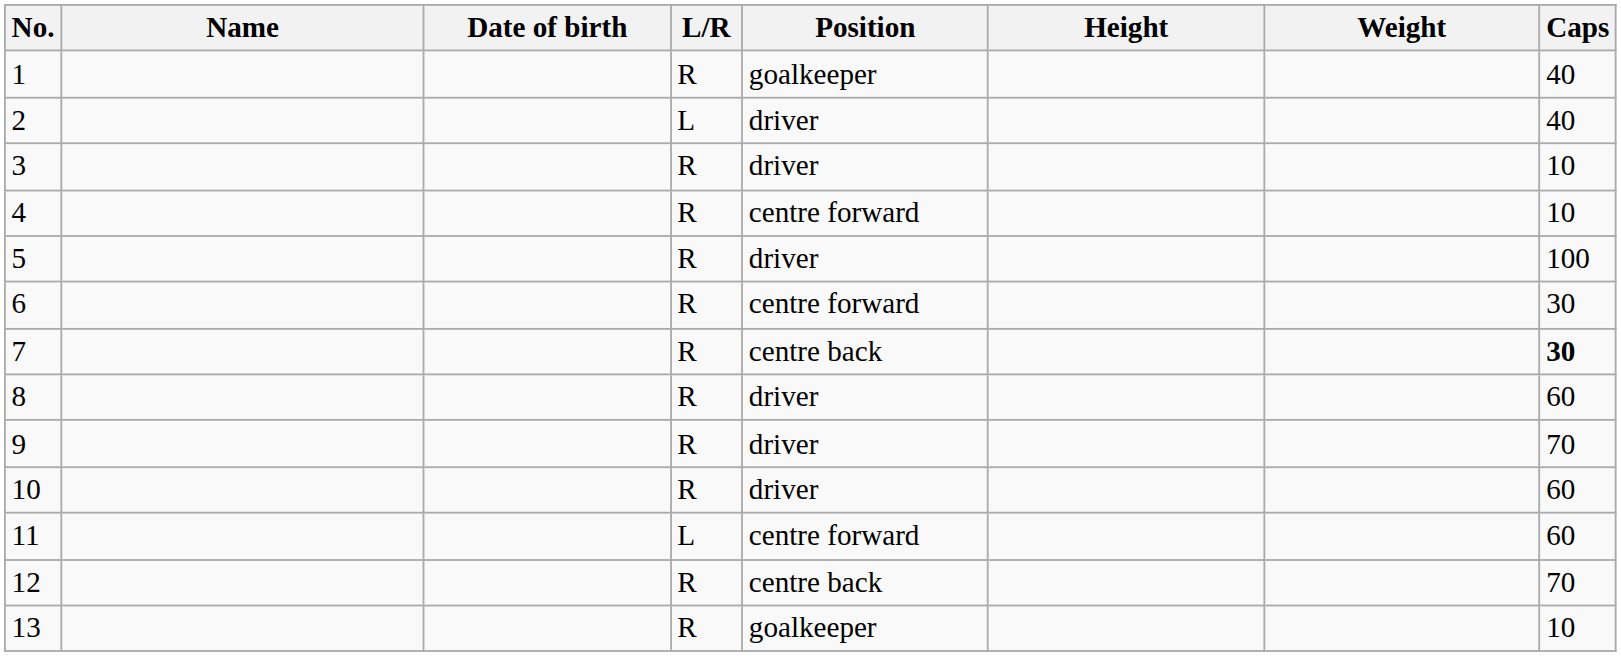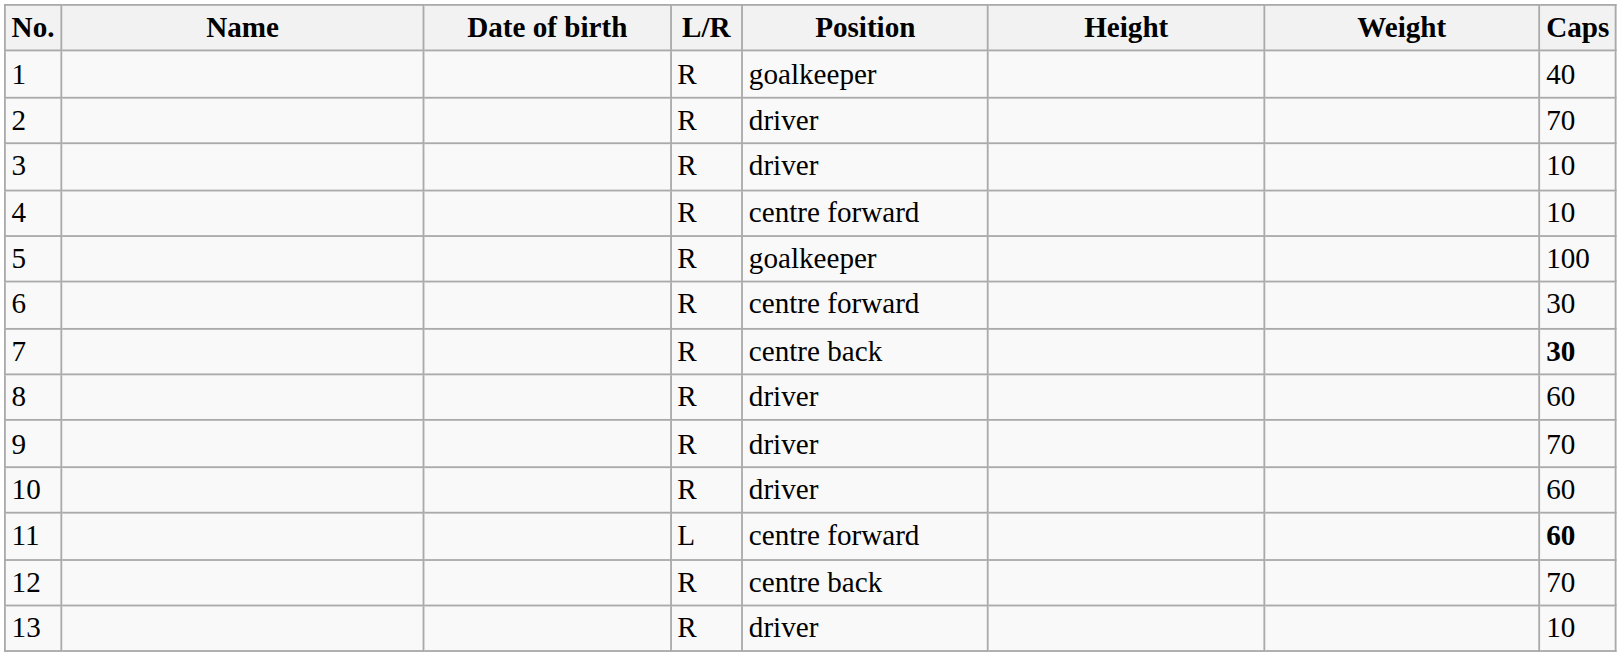(686, 119) L -> (687, 119) R
(1561, 119) 40 -> (1561, 119) 70
(784, 258) driver -> (813, 258) goalkeeper
(1561, 535) normal -> (1561, 535) bold
(813, 627) goalkeeper -> (784, 627) driver
